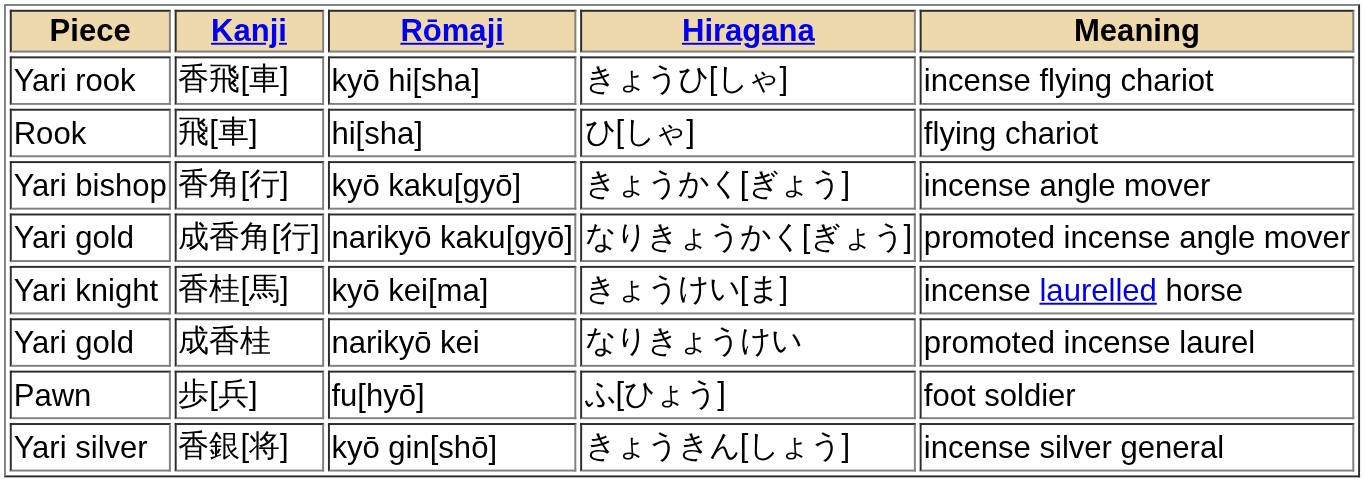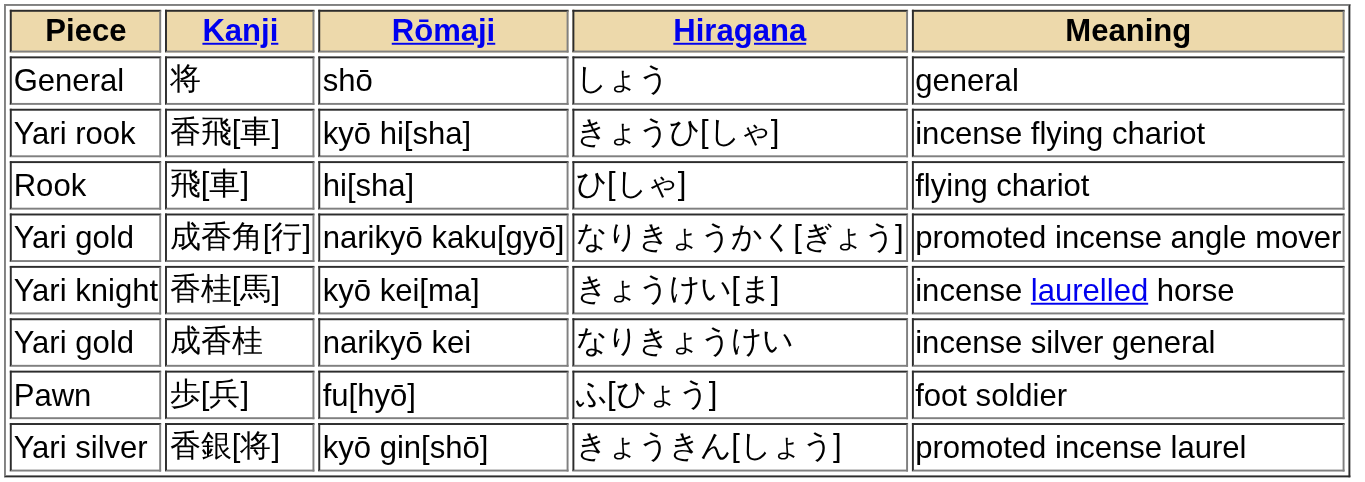+ row: (185, 79)
- row: (234, 183)
(1090, 342) promoted incense laurel -> (1065, 342) incense silver general
(1074, 446) incense silver general -> (1081, 446) promoted incense laurel
